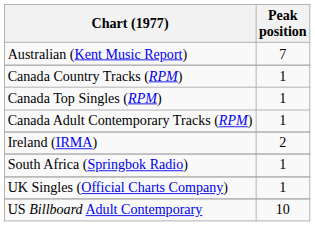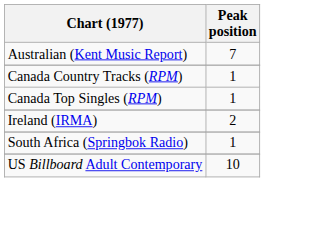- row: (130, 120)
- row: (118, 187)
